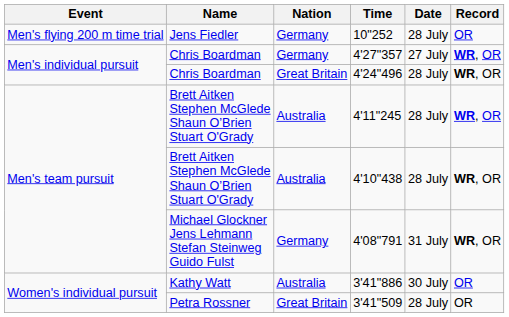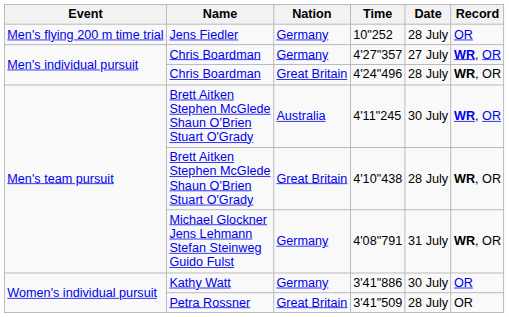(428, 116) 28 July -> (428, 116) 30 July
(301, 178) Australia -> (312, 178) Great Britain
(301, 282) Australia -> (302, 282) Germany
